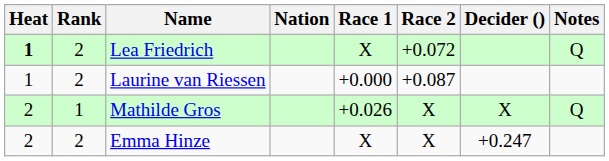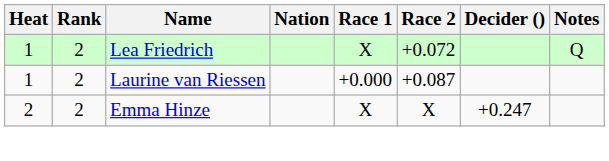(29, 49) bold -> (29, 49) normal
- row: (165, 110)
